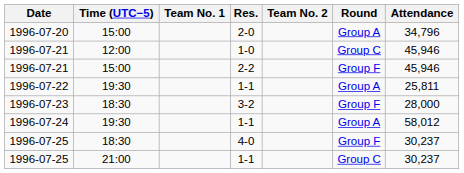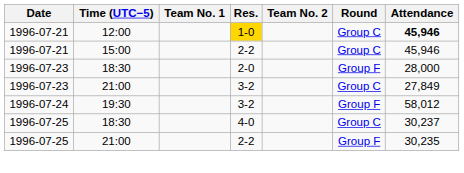- row: (39, 31)
(246, 50) no background -> (246, 31) gold background
(422, 50) normal -> (422, 31) bold
(359, 68) Group F -> (359, 50) Group C
- row: (39, 86)
(246, 104) 3-2 -> (246, 68) 2-0
+ row: (39, 86)
(246, 123) 1-1 -> (246, 104) 3-2
(359, 123) Group A -> (359, 104) Group F
(359, 141) Group F -> (359, 123) Group C
(246, 159) 1-1 -> (246, 141) 2-2
(359, 159) Group C -> (359, 141) Group F
(422, 159) 30,237 -> (422, 141) 30,235
